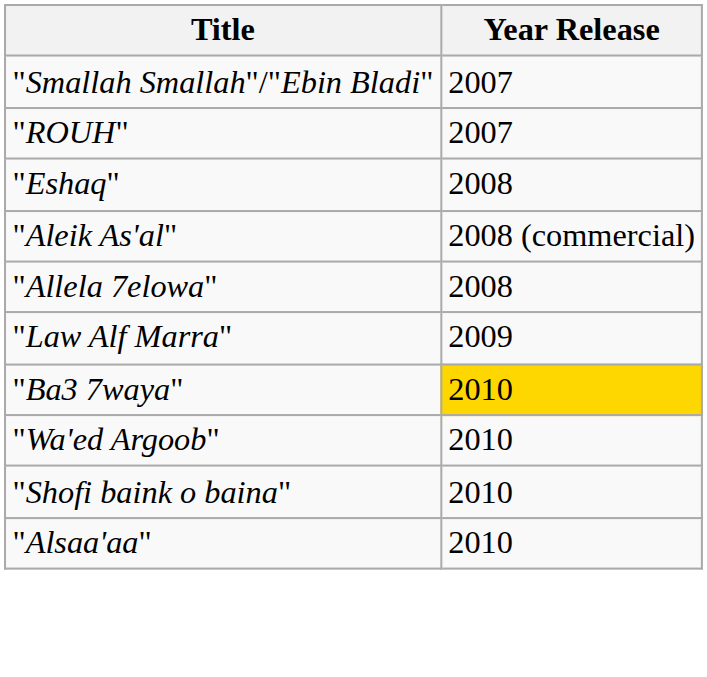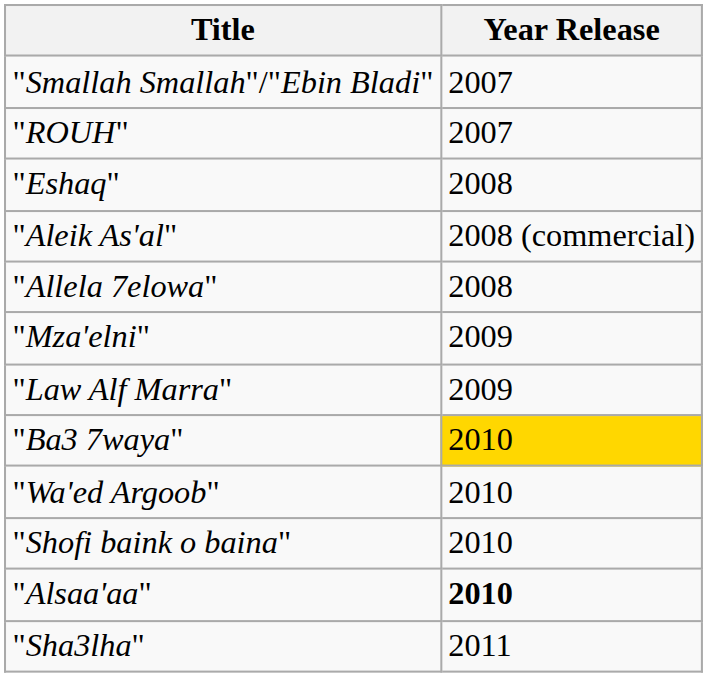+ row: (81, 337)
(481, 542) normal -> (481, 593) bold
+ row: (79, 645)
